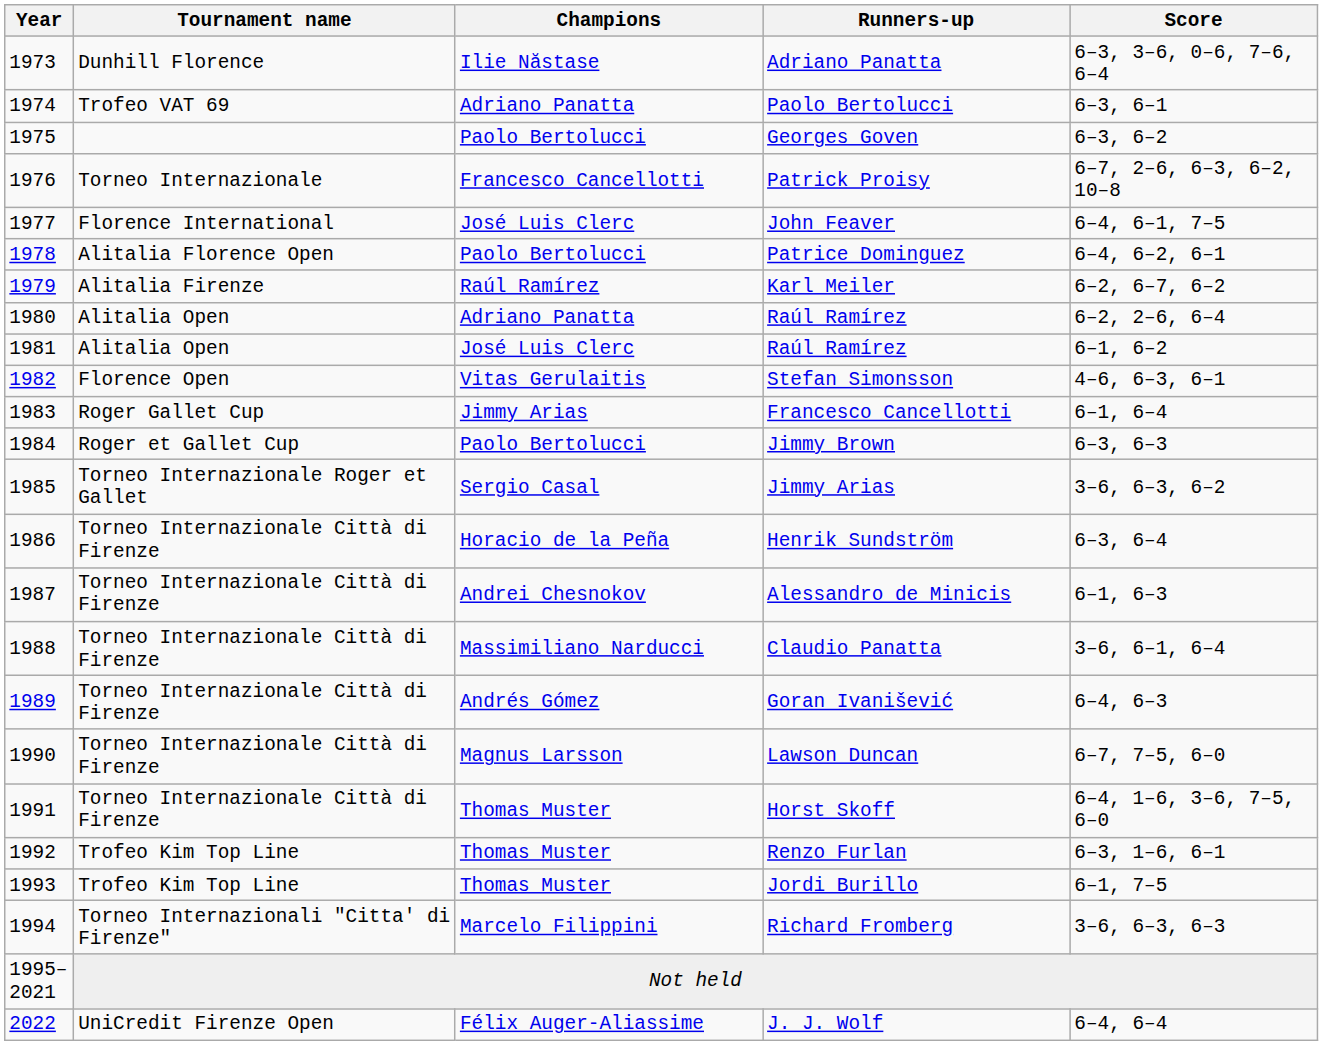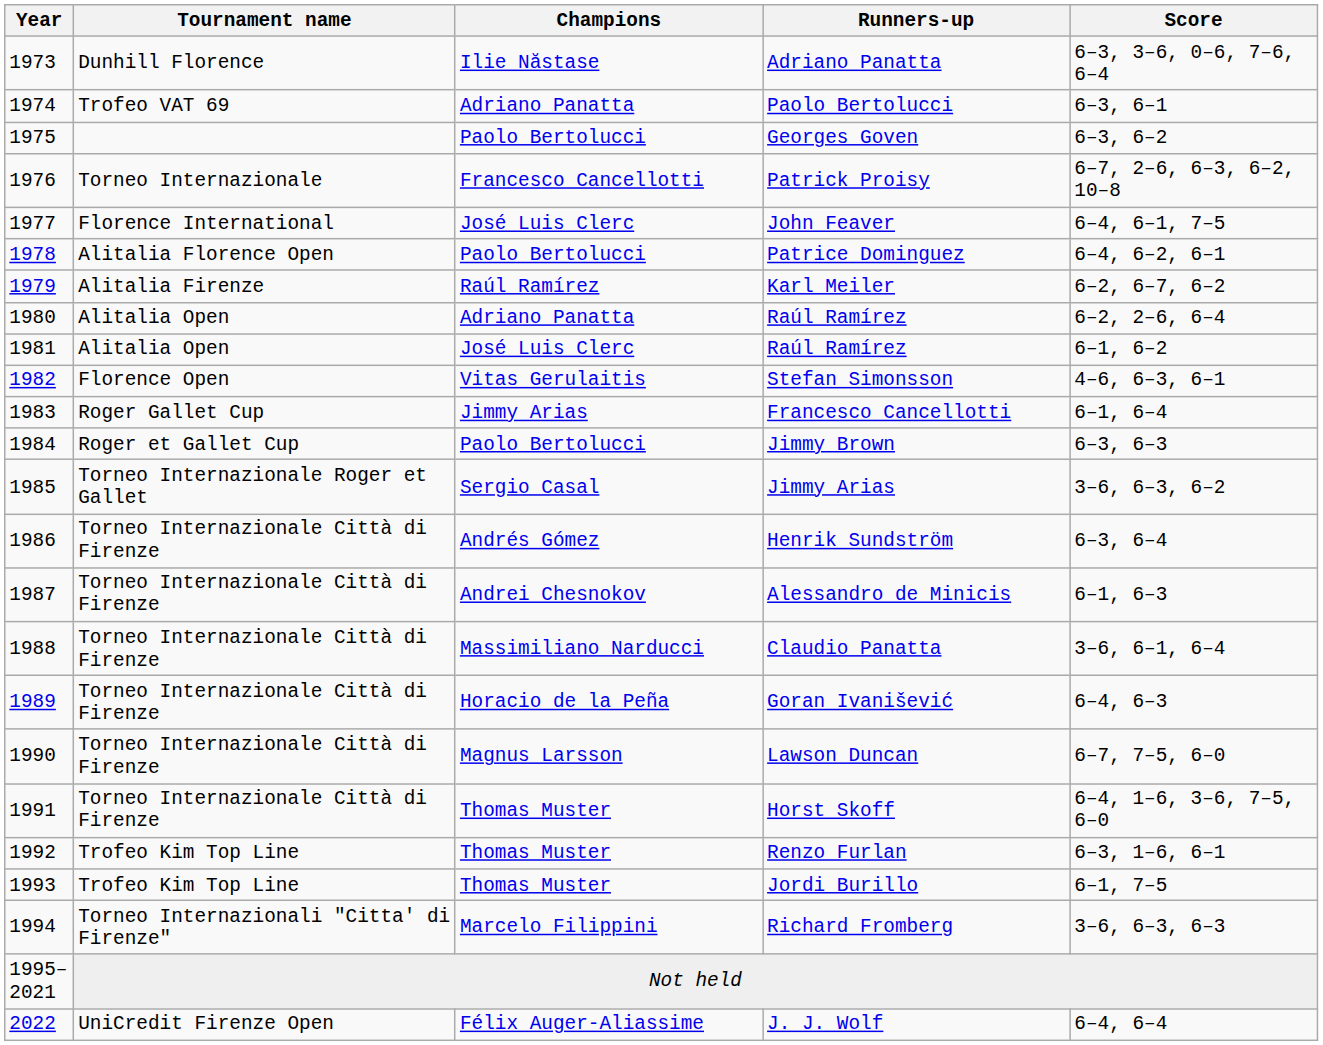(565, 541) Horacio de la Peña -> (530, 541) Andrés Gómez
(530, 702) Andrés Gómez -> (565, 702) Horacio de la Peña
